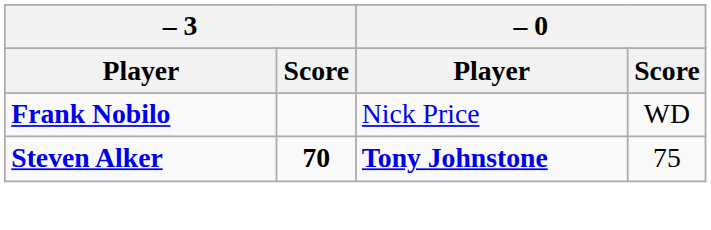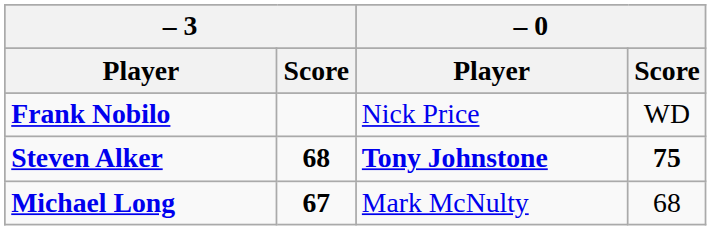(316, 158) 70 -> (316, 158) 68
(667, 158) normal -> (667, 158) bold
+ row: (93, 202)
